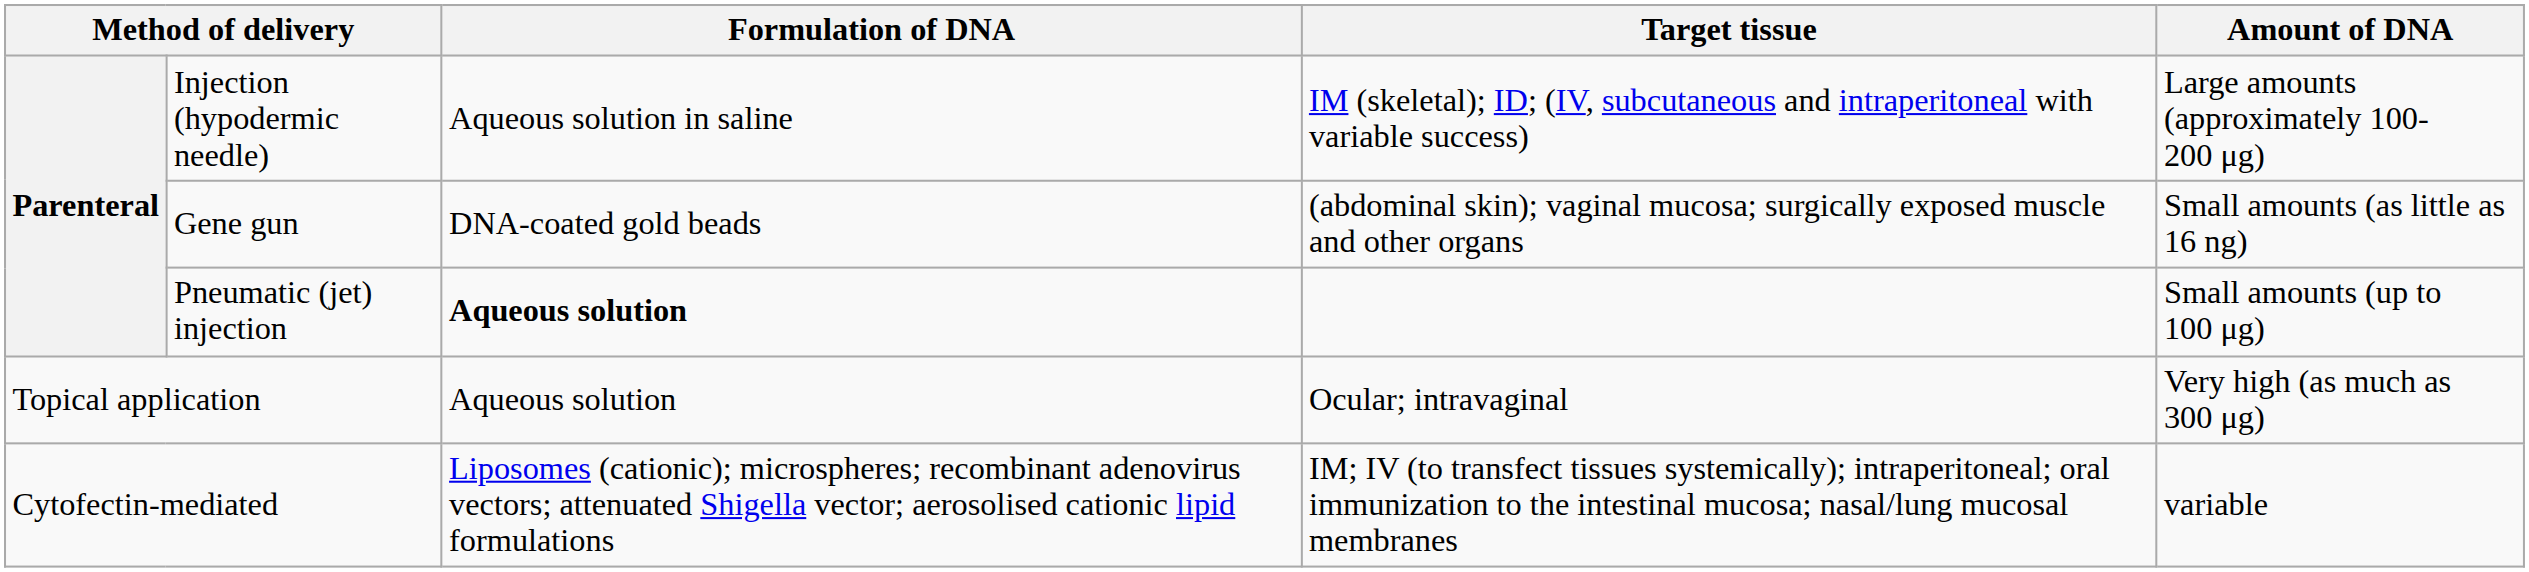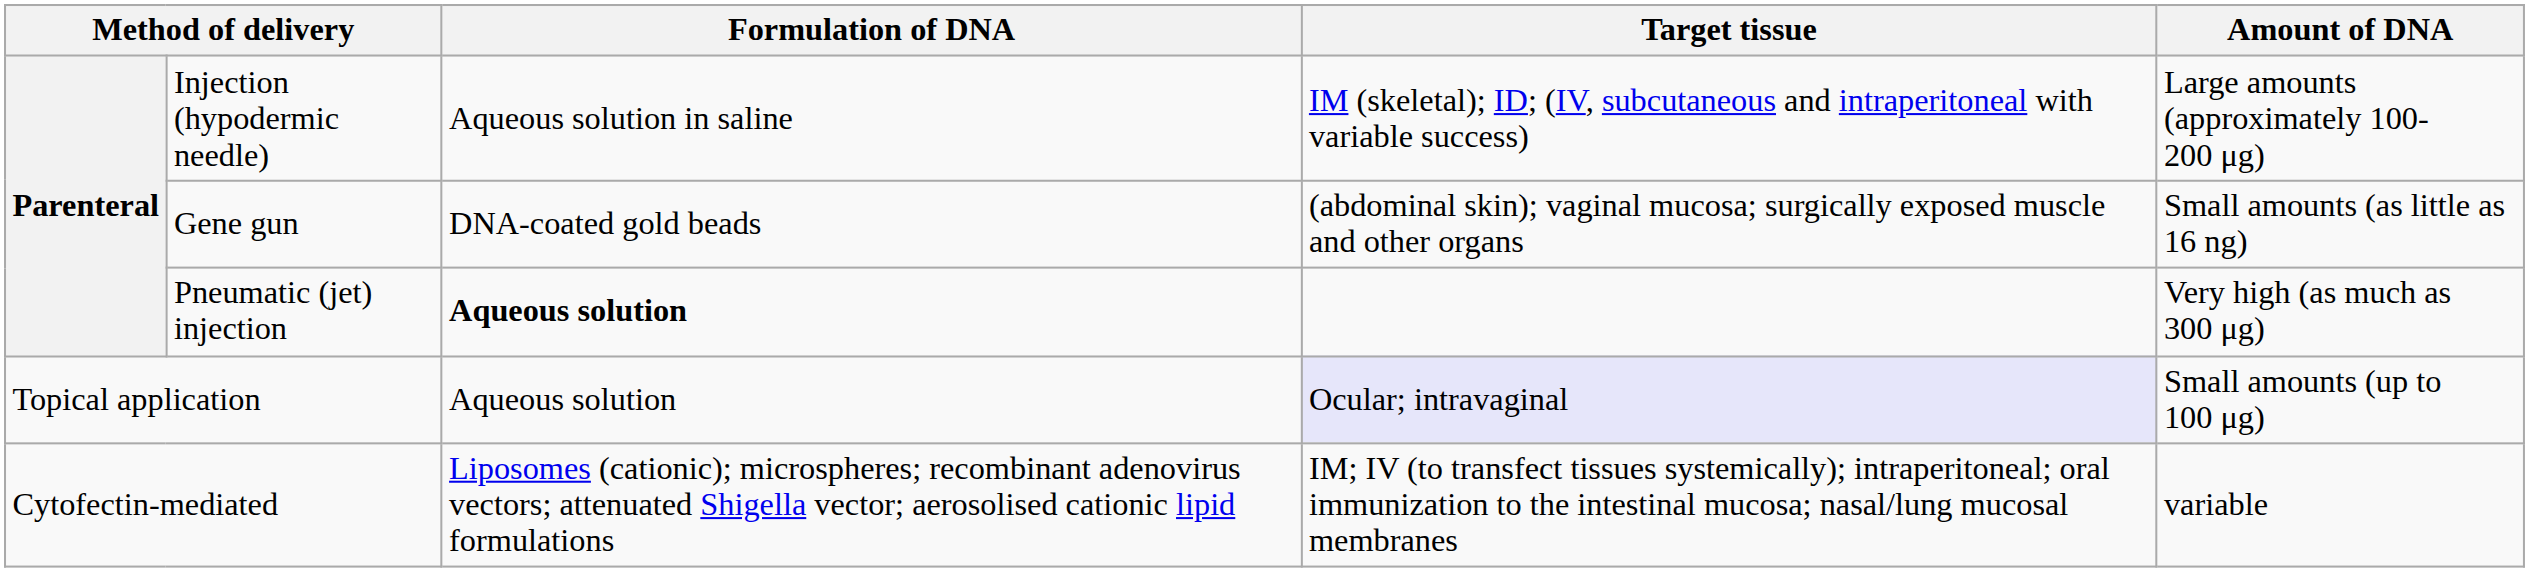(2303, 311) Small amounts (up to 100 μg) -> (2308, 311) Very high (as much as 300 μg)
(1439, 398) no background -> (1439, 398) lavender background
(2308, 398) Very high (as much as 300 μg) -> (2303, 398) Small amounts (up to 100 μg)
